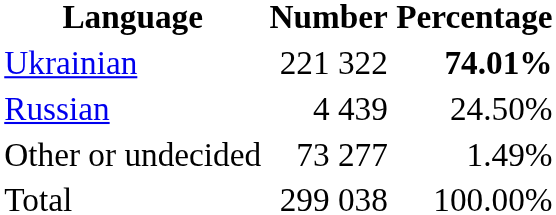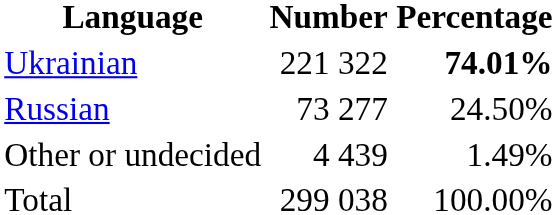(350, 108) 4 439 -> (342, 108) 73 277
(342, 154) 73 277 -> (350, 154) 4 439
